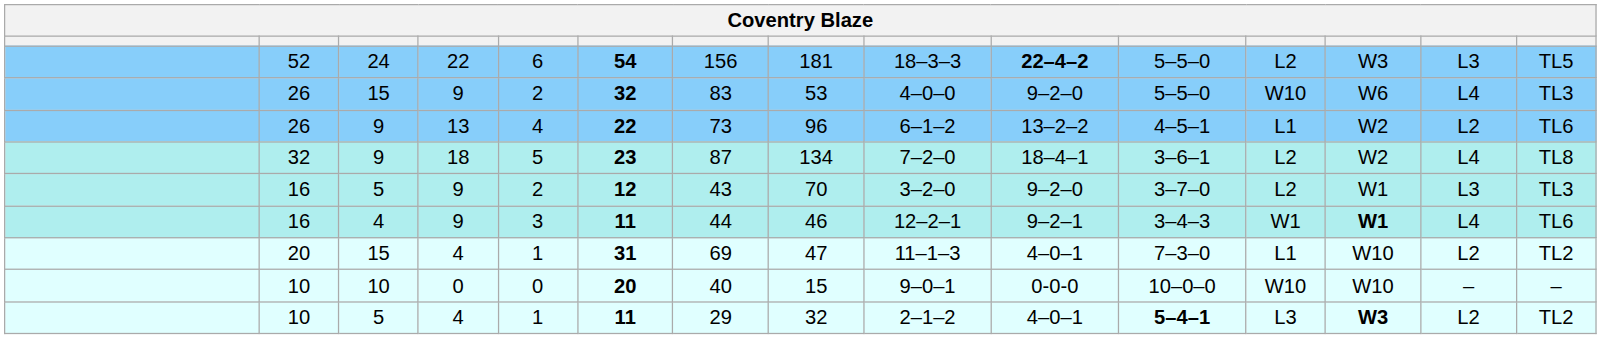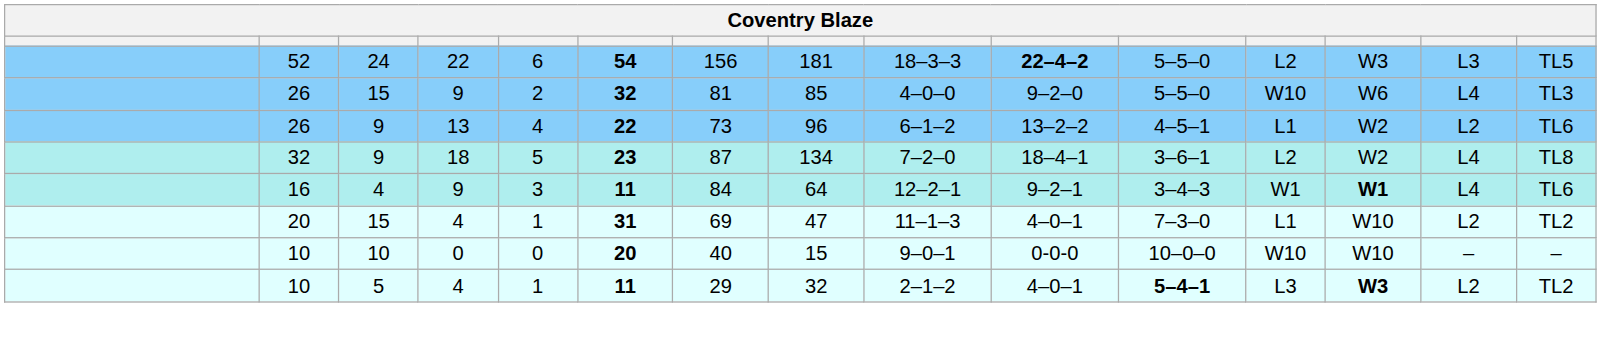(721, 93) 83 -> (721, 93) 81
(816, 93) 53 -> (816, 93) 85
- row: (299, 189)
(721, 221) 44 -> (721, 189) 84
(816, 221) 46 -> (816, 189) 64
